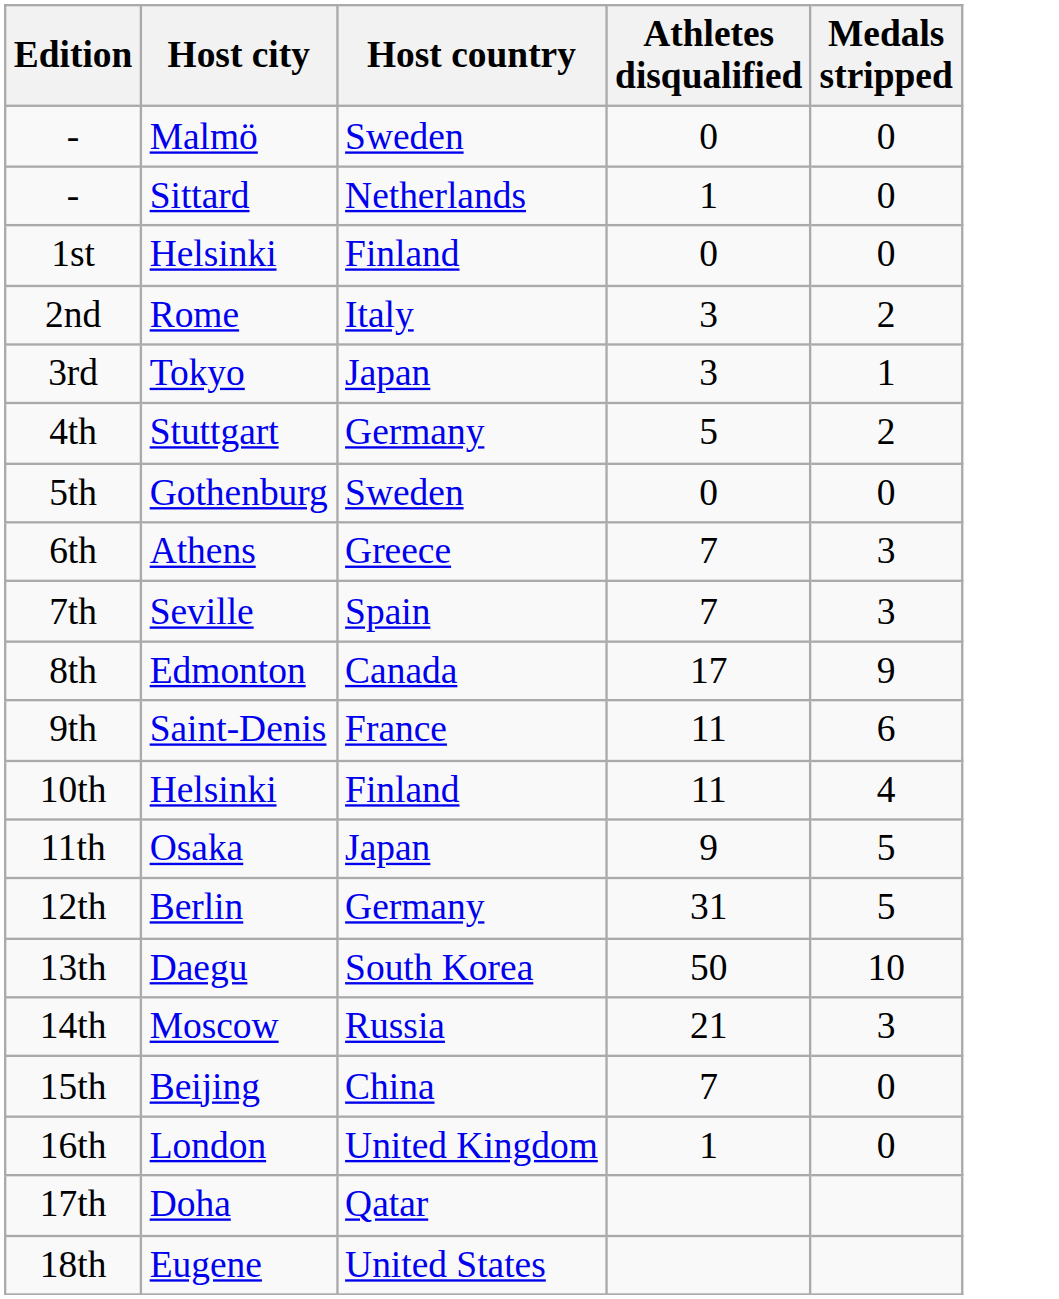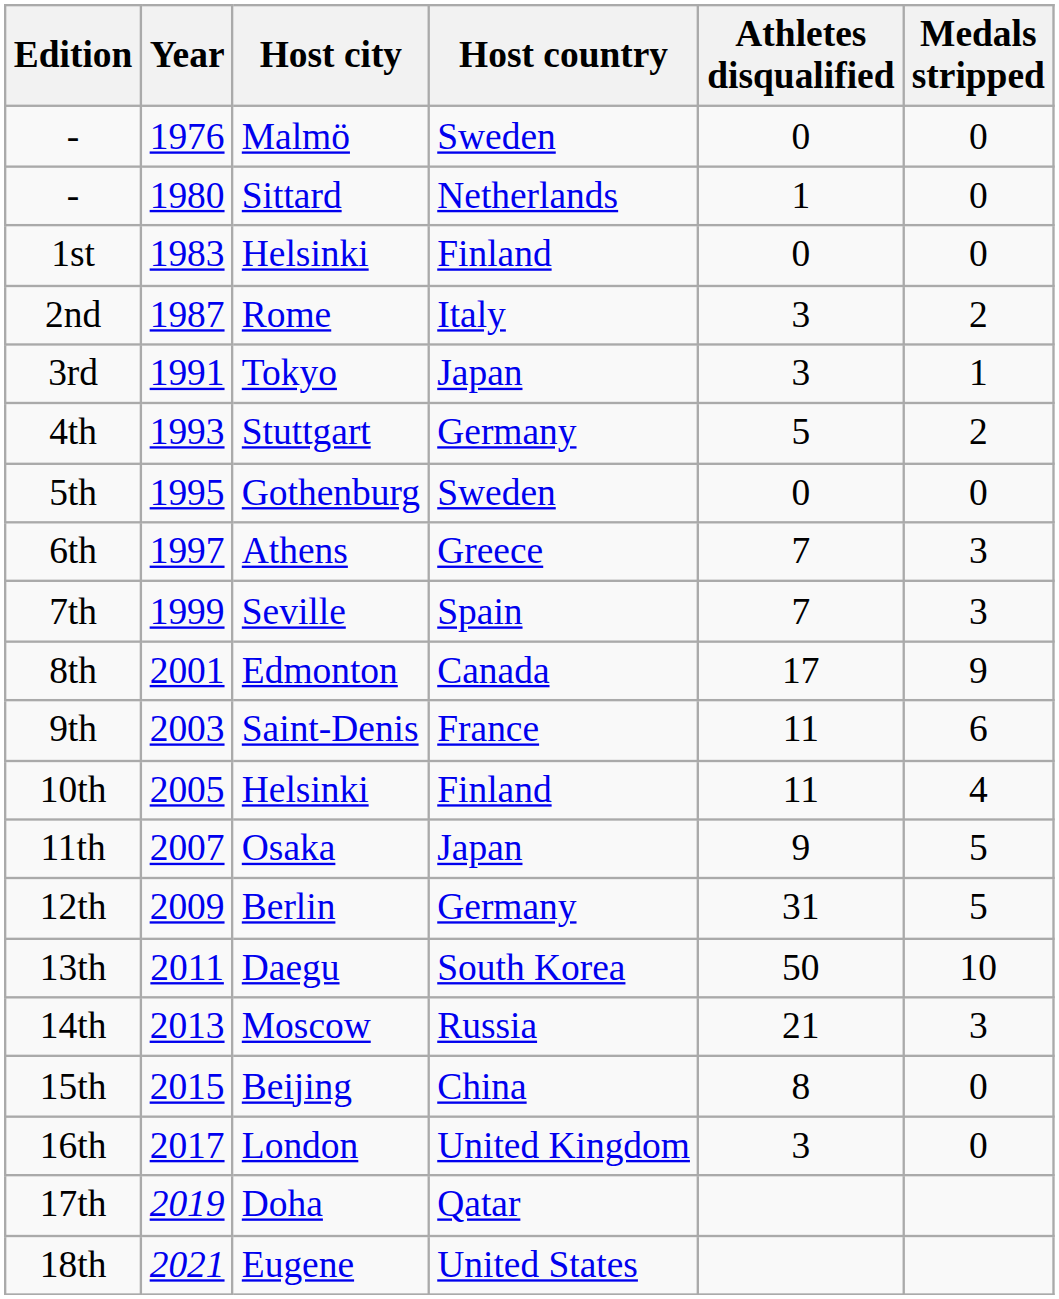+ column: (187, 55)
(709, 1085) 7 -> (801, 1085) 8
(709, 1145) 1 -> (801, 1145) 3
